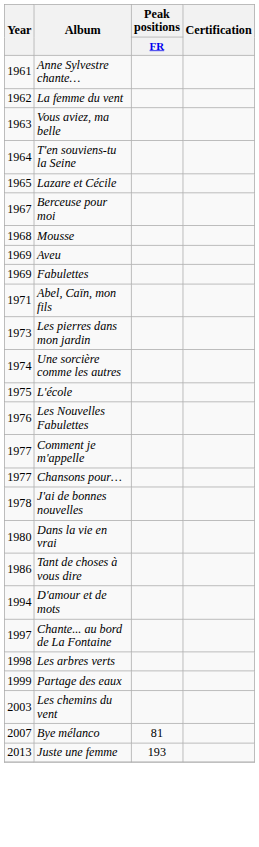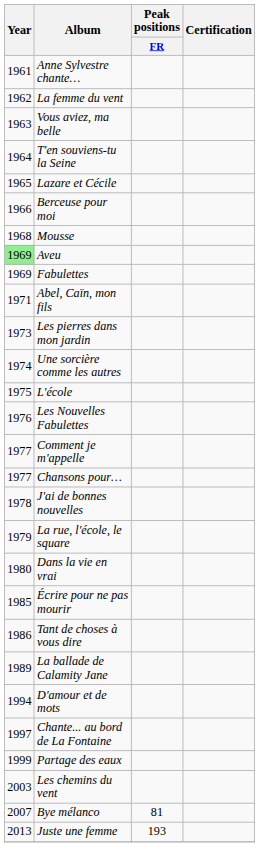(19, 209) 1967 -> (19, 209) 1966
(19, 254) no background -> (19, 254) lightgreen background
+ row: (79, 536)
+ row: (83, 602)
+ row: (72, 668)
- row: (76, 661)
